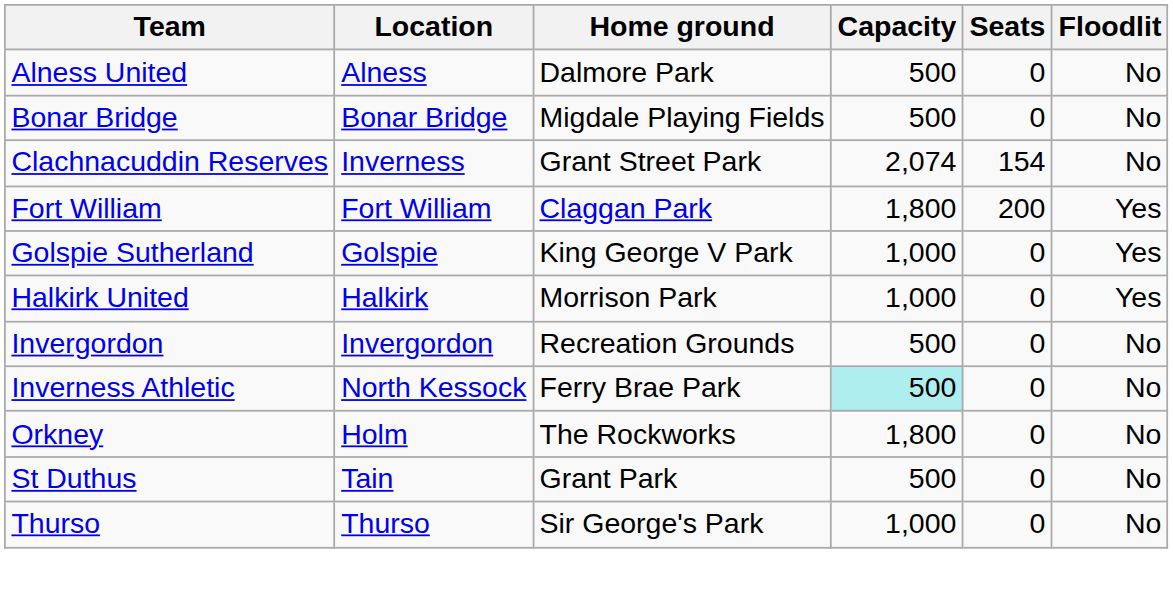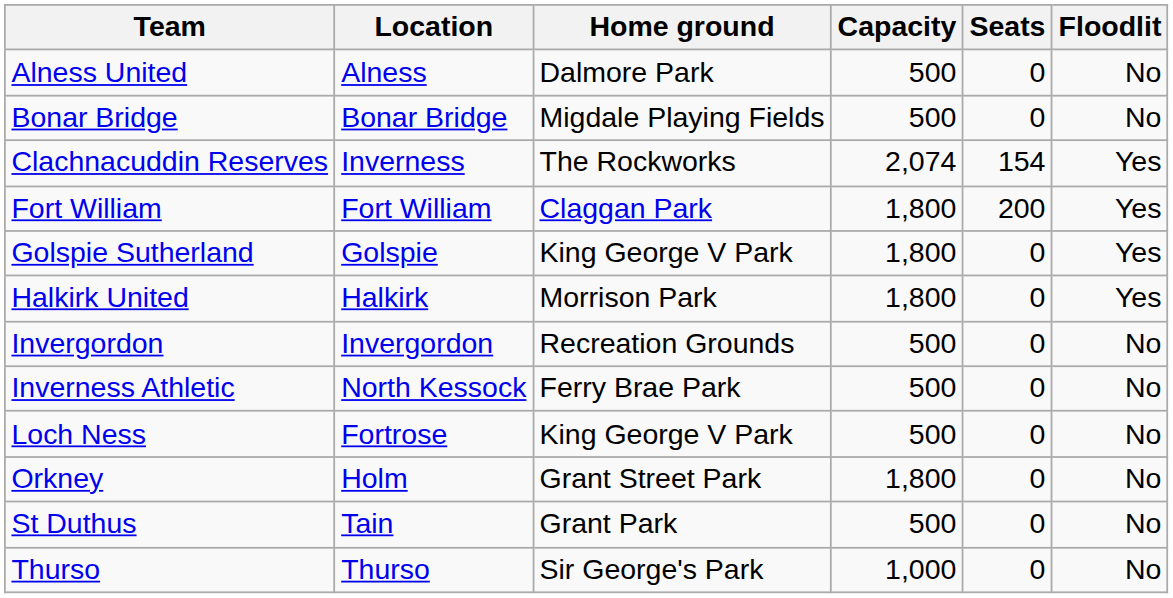(650, 162) Grant Street Park -> (638, 162) The Rockworks
(1143, 162) No -> (1138, 162) Yes
(921, 252) 1,000 -> (921, 252) 1,800
(921, 298) 1,000 -> (921, 298) 1,800
(933, 388) paleturquoise background -> (933, 388) no background
+ row: (79, 433)
(638, 433) The Rockworks -> (650, 478) Grant Street Park
